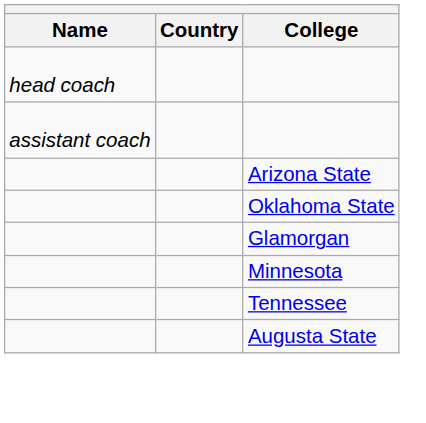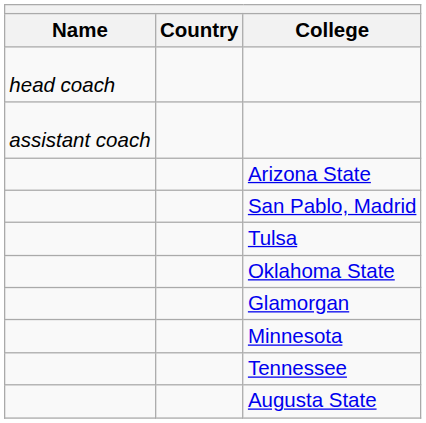+ row: (80, 206)
+ row: (80, 239)
